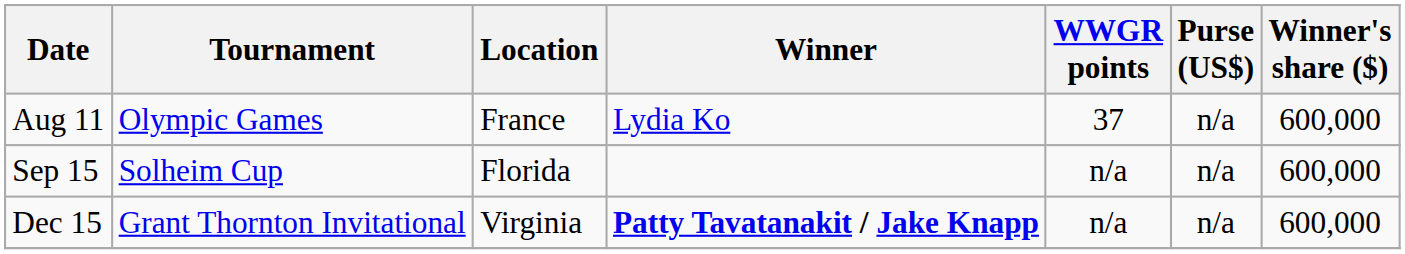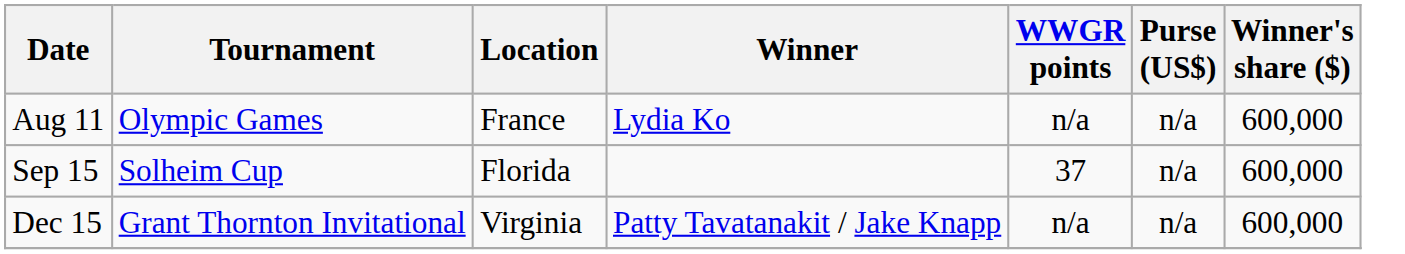(1108, 119) 37 -> (1071, 119) n/a
(1108, 170) n/a -> (1071, 170) 37
(826, 222) bold -> (807, 222) normal
